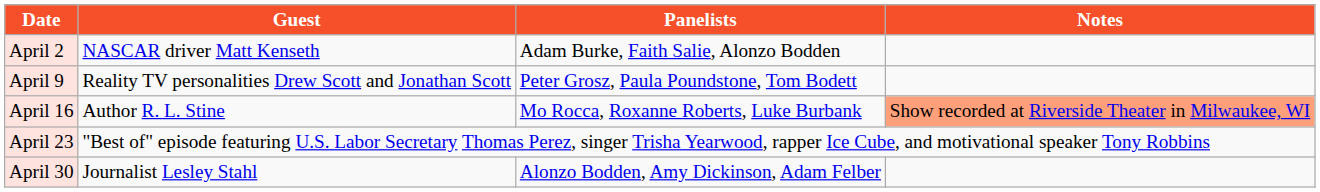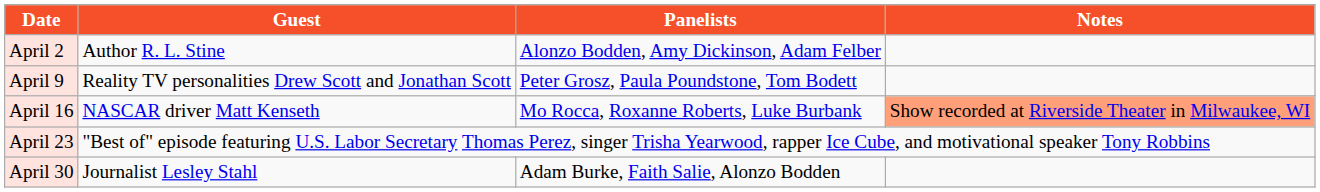(201, 50) NASCAR driver Matt Kenseth -> (154, 50) Author R. L. Stine
(680, 50) Adam Burke, Faith Salie, Alonzo Bodden -> (700, 50) Alonzo Bodden, Amy Dickinson, Adam Felber
(154, 111) Author R. L. Stine -> (201, 111) NASCAR driver Matt Kenseth
(700, 171) Alonzo Bodden, Amy Dickinson, Adam Felber -> (680, 171) Adam Burke, Faith Salie, Alonzo Bodden
